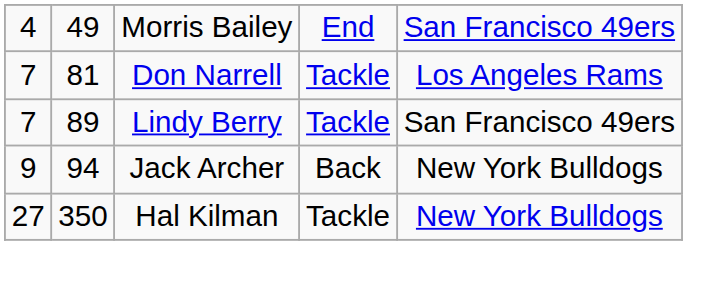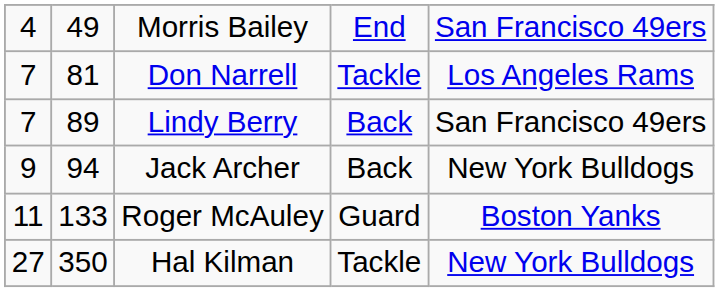(348, 121) Tackle -> (379, 121) Back
+ row: (223, 215)
